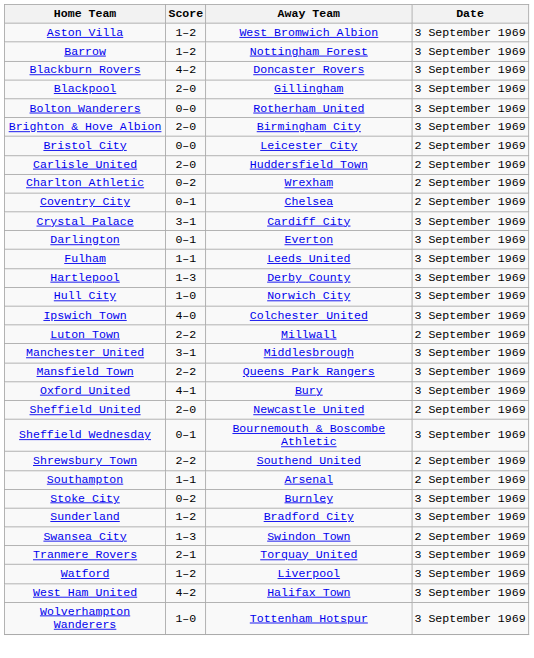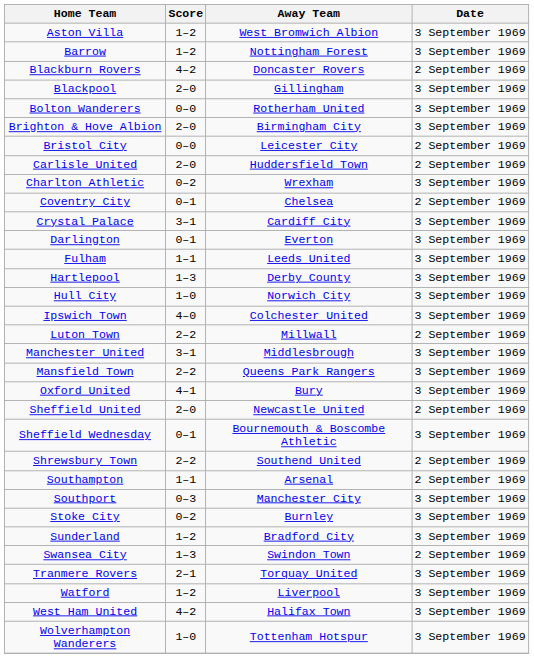(470, 70) 3 September 1969 -> (470, 70) 2 September 1969
(470, 184) 2 September 1969 -> (470, 184) 3 September 1969
+ row: (85, 499)
